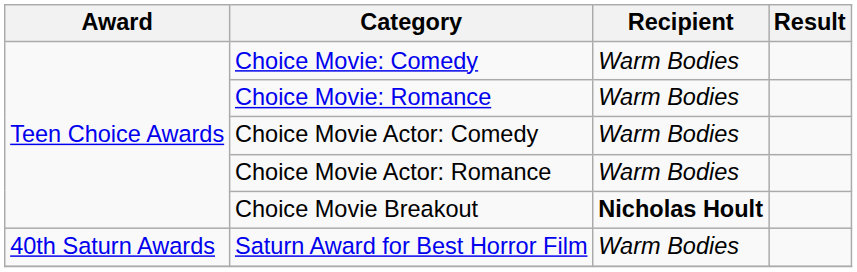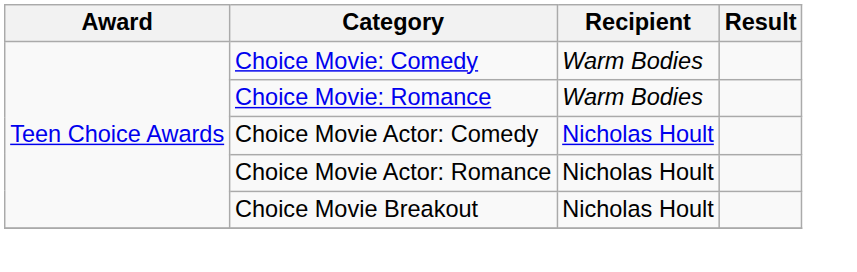(669, 135) Warm Bodies -> (638, 135) Nicholas Hoult
(669, 172) Warm Bodies -> (638, 172) Nicholas Hoult
(681, 209) bold -> (638, 209) normal
- row: (411, 246)
